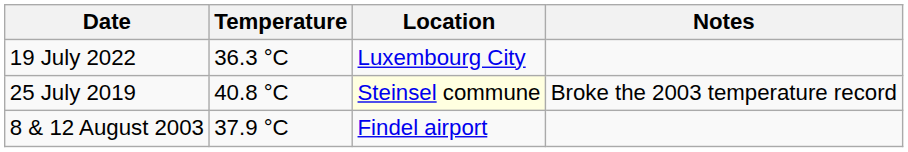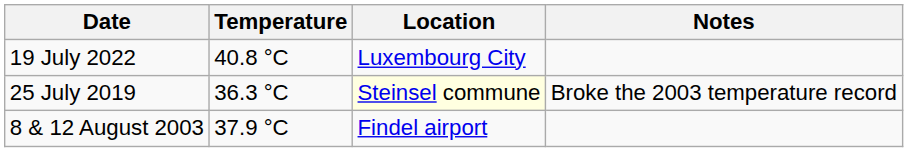(251, 57) 36.3 °C -> (251, 57) 40.8 °C
(251, 92) 40.8 °C -> (251, 92) 36.3 °C
